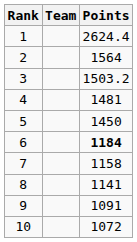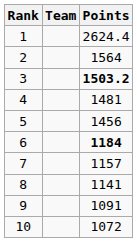(106, 79) normal -> (106, 79) bold
(106, 121) 1450 -> (106, 121) 1456
(106, 163) 1158 -> (106, 163) 1157
